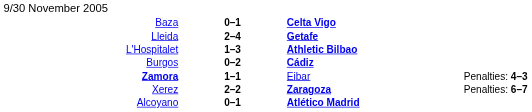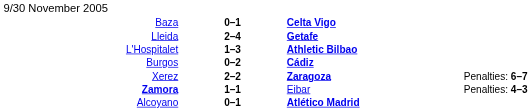rows swapped: (160, 76) <-> (165, 89)
